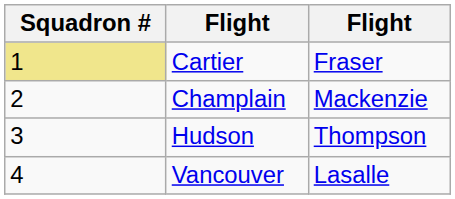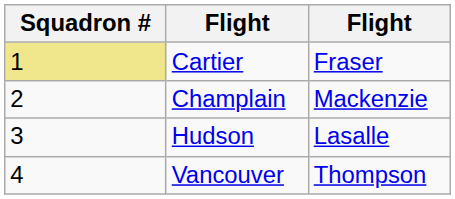(370, 136) Thompson -> (352, 136) Lasalle
(352, 174) Lasalle -> (370, 174) Thompson
